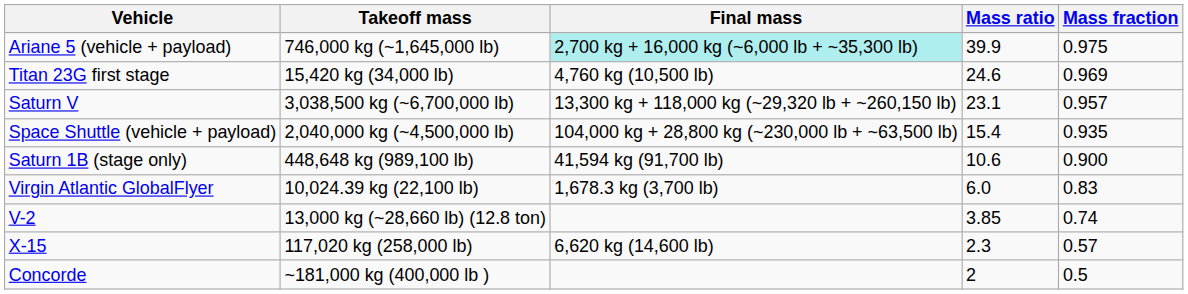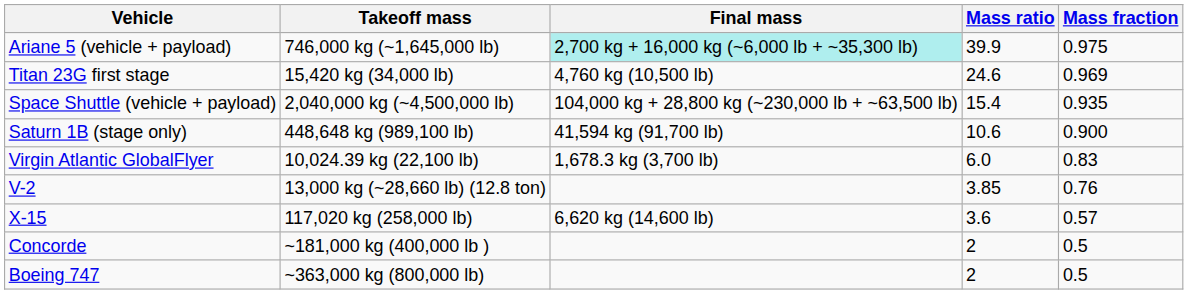- row: (44, 103)
(1080, 217) 0.74 -> (1080, 189) 0.76
(978, 246) 2.3 -> (978, 217) 3.6
+ row: (54, 274)
